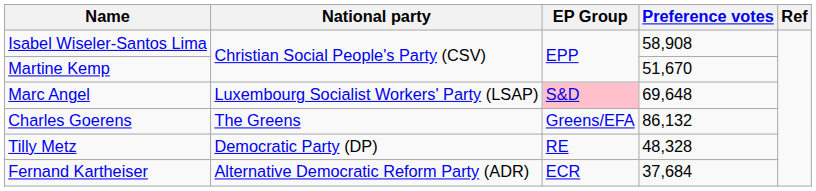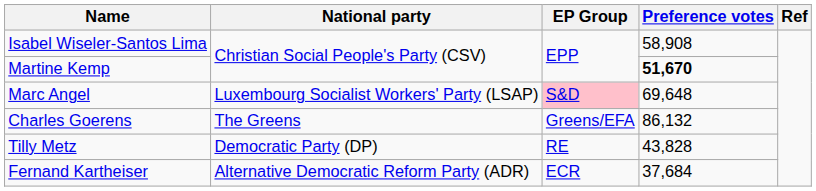(667, 69) normal -> (667, 69) bold
(667, 146) 48,328 -> (667, 146) 43,828
